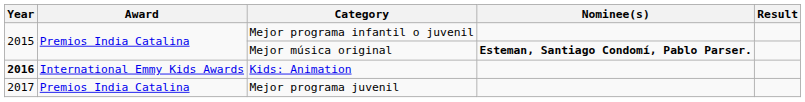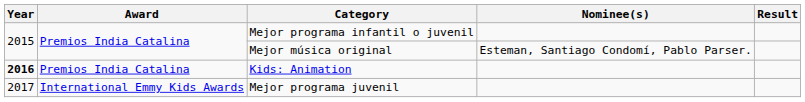(616, 51) bold -> (616, 51) normal
(142, 69) International Emmy Kids Awards -> (115, 69) Premios India Catalina
(115, 87) Premios India Catalina -> (142, 87) International Emmy Kids Awards
